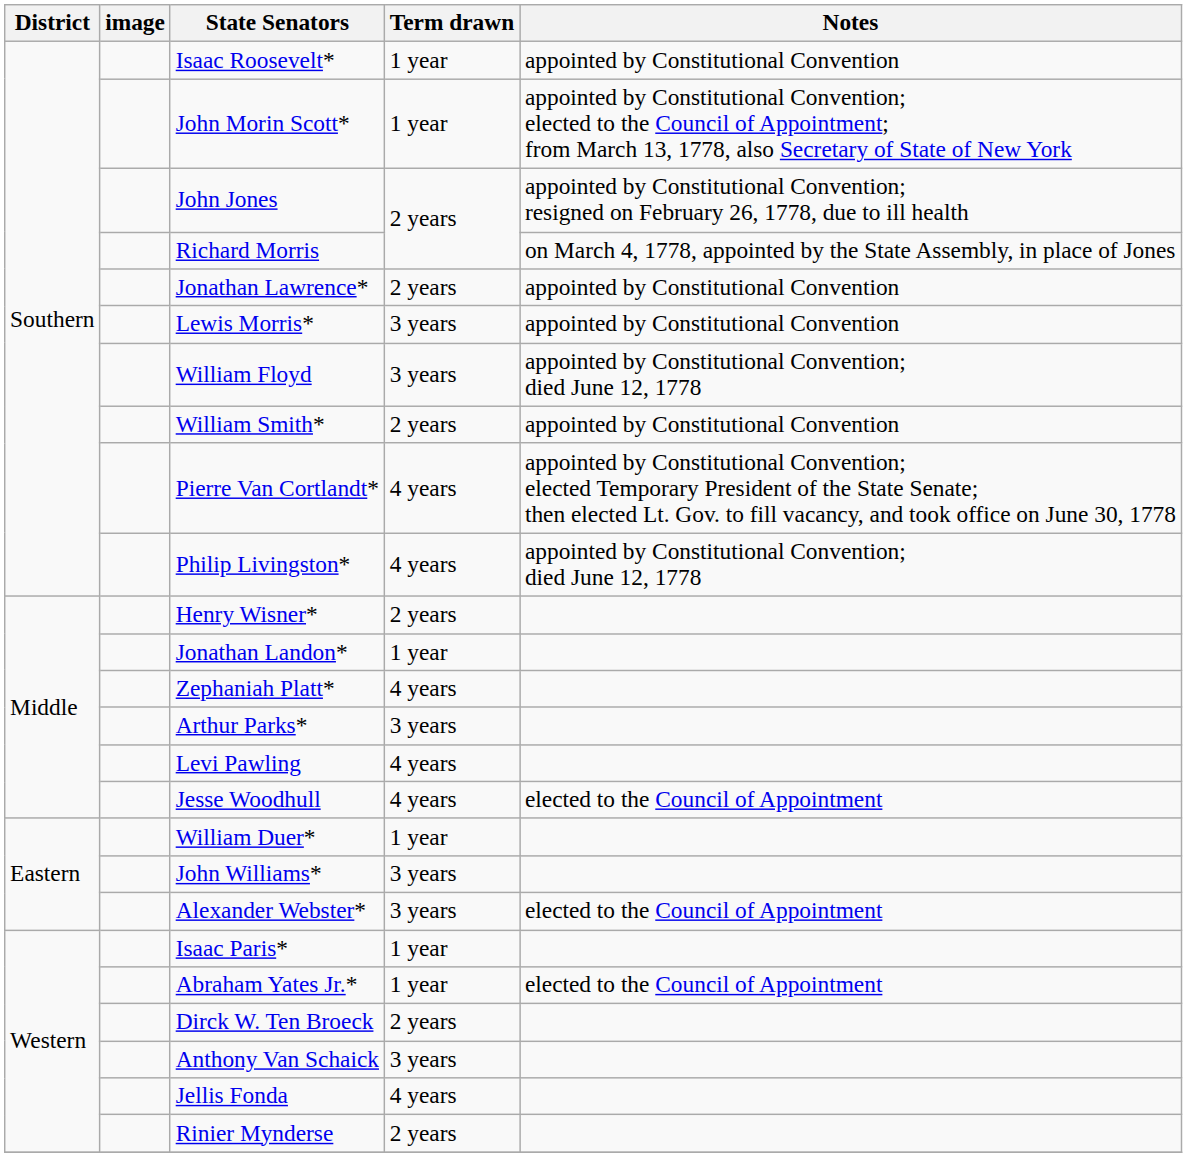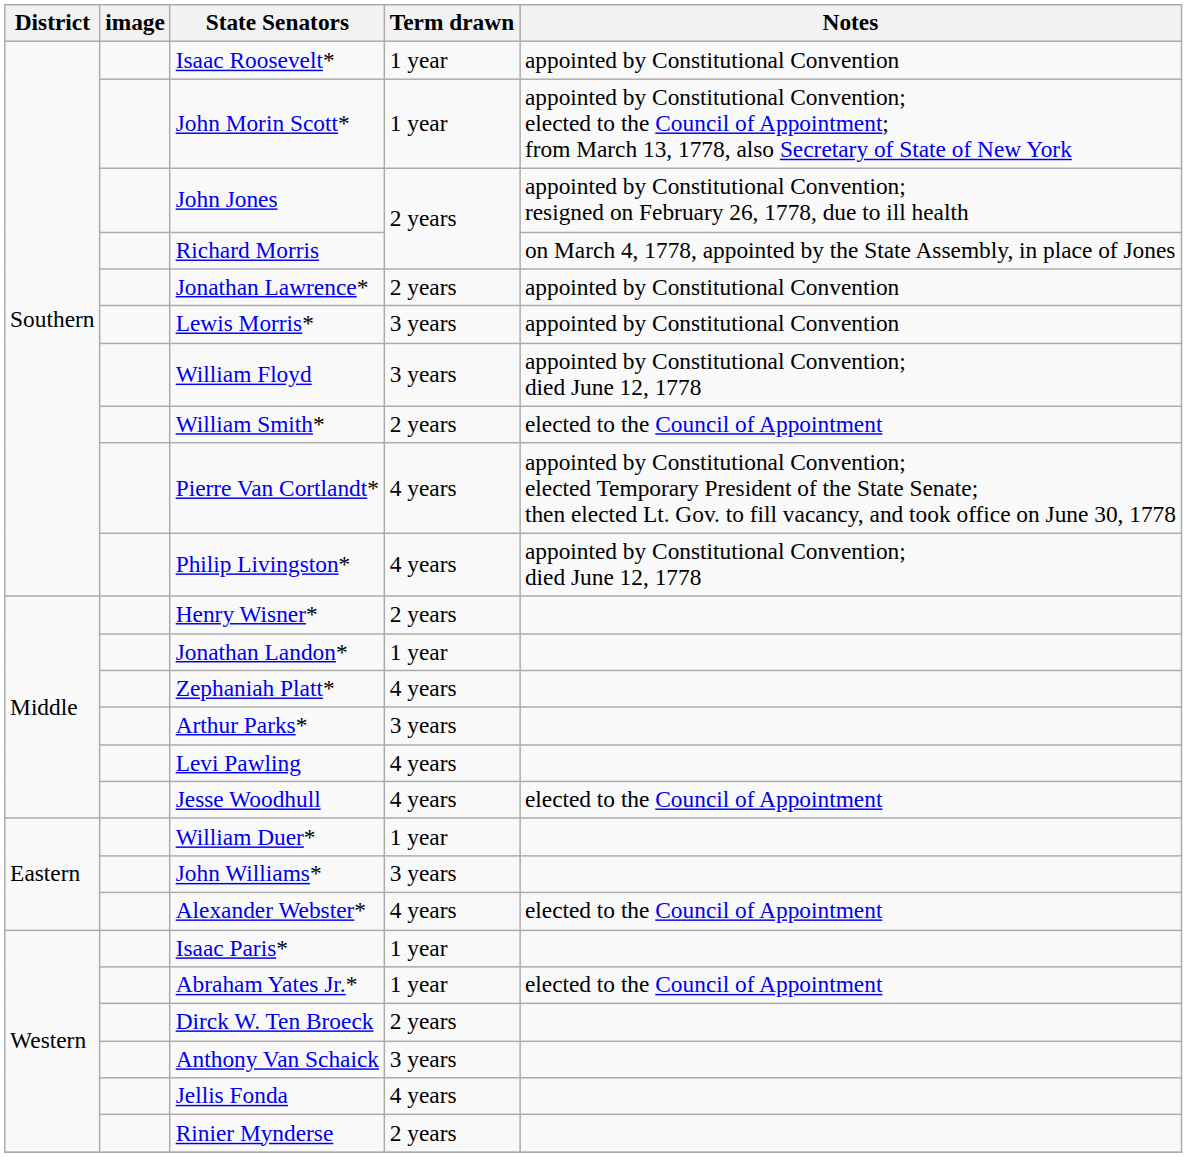(712, 424) appointed by Constitutional Convention -> (704, 424) elected to the Council of Appointment
(423, 910) 3 years -> (423, 910) 4 years
